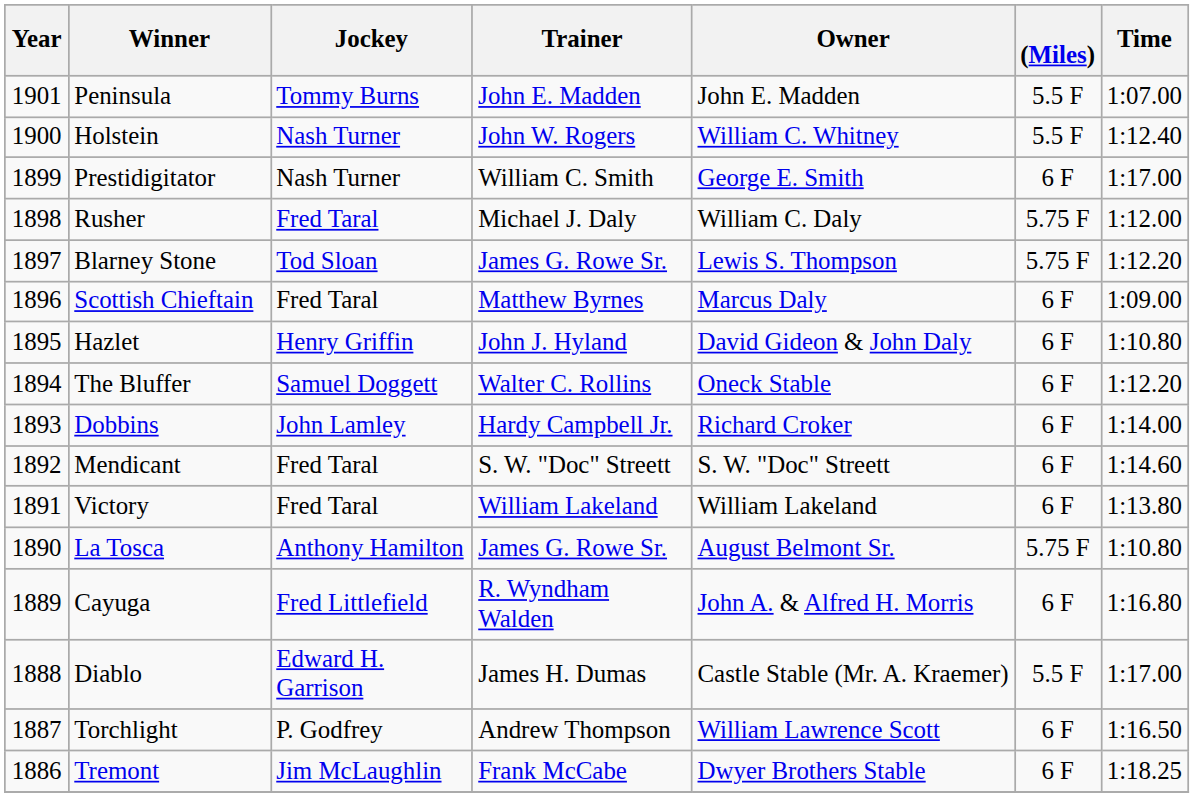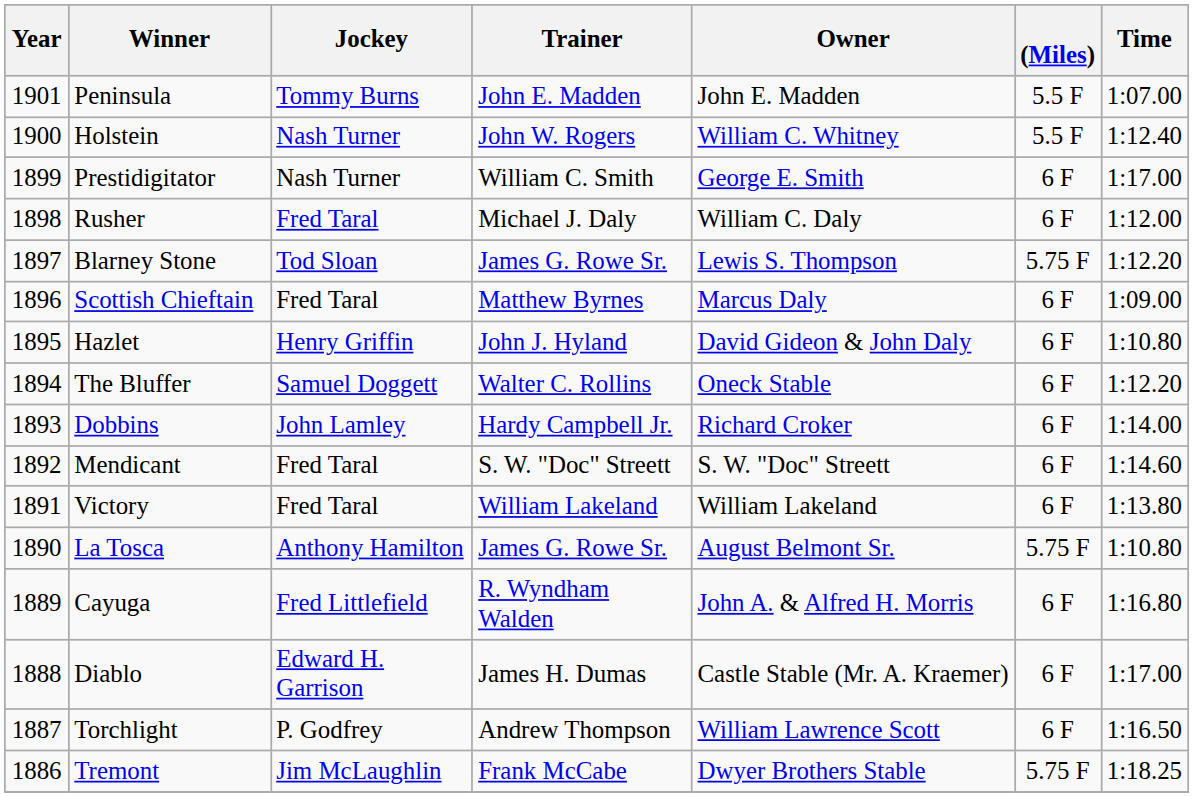(1058, 219) 5.75 F -> (1058, 219) 6 F
(1058, 674) 5.5 F -> (1058, 674) 6 F
(1058, 771) 6 F -> (1058, 771) 5.75 F
